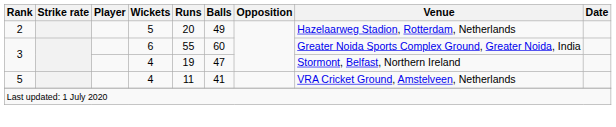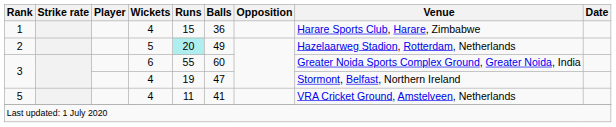+ row: (20, 29)
(188, 29) no background -> (188, 46) paleturquoise background
